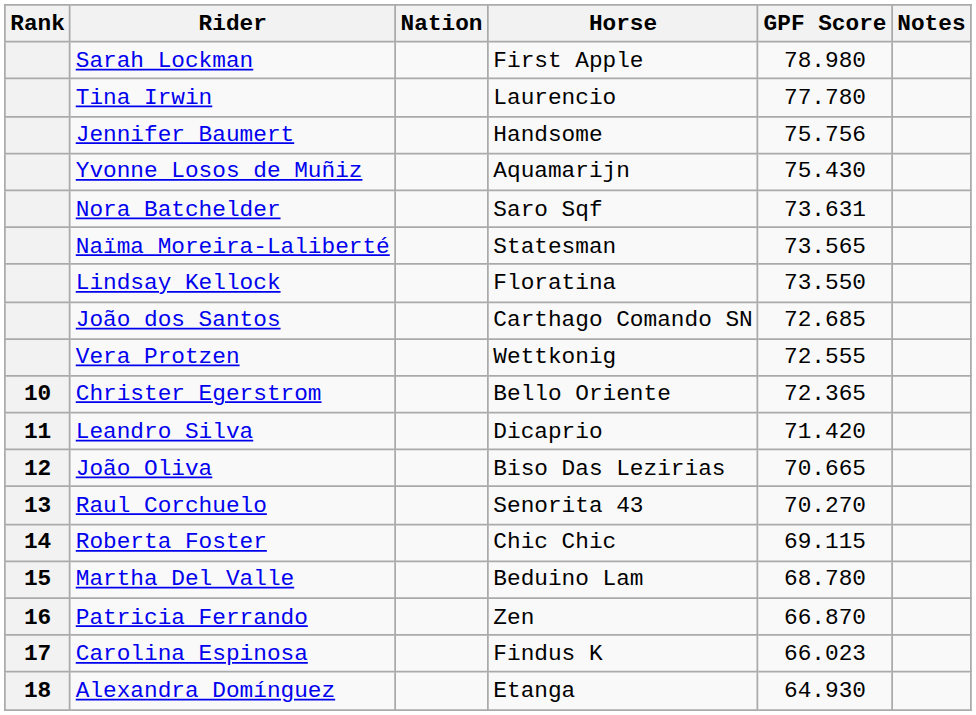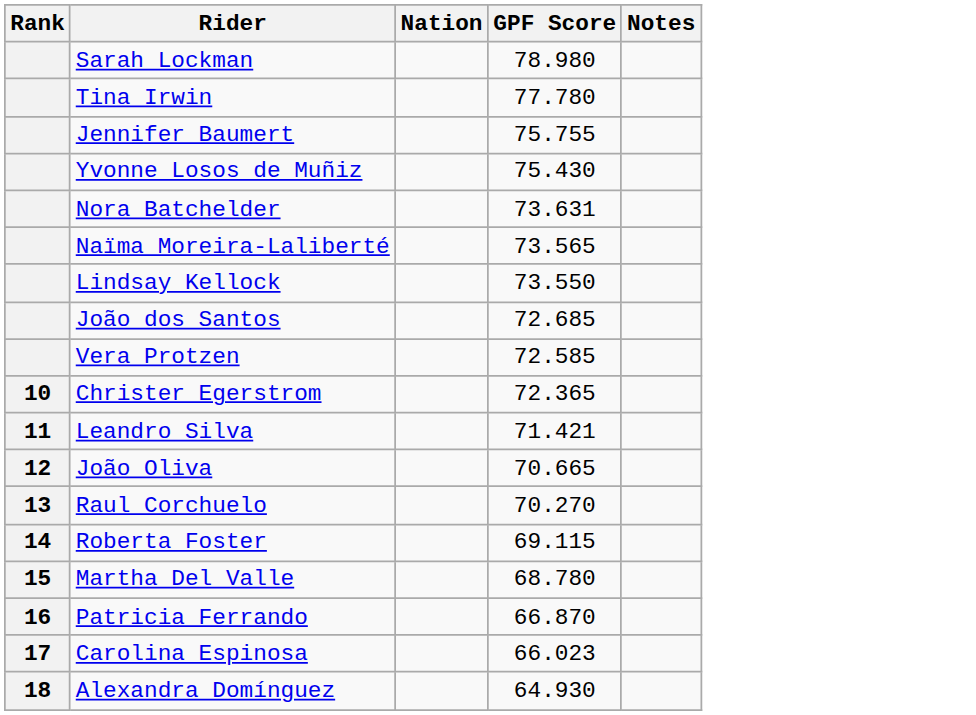- column: (623, 23)
(825, 135) 75.756 -> (555, 135) 75.755
(825, 357) 72.555 -> (555, 357) 72.585
(825, 431) 71.420 -> (555, 431) 71.421
